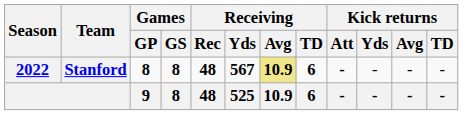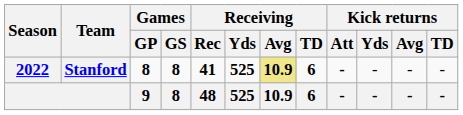(208, 69) 48 -> (208, 69) 41
(242, 69) 567 -> (242, 69) 525
